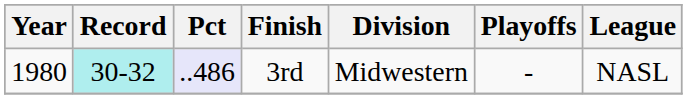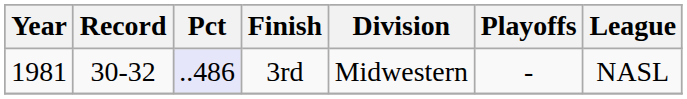(39, 70) 1980 -> (39, 70) 1981
(123, 70) paleturquoise background -> (123, 70) no background
